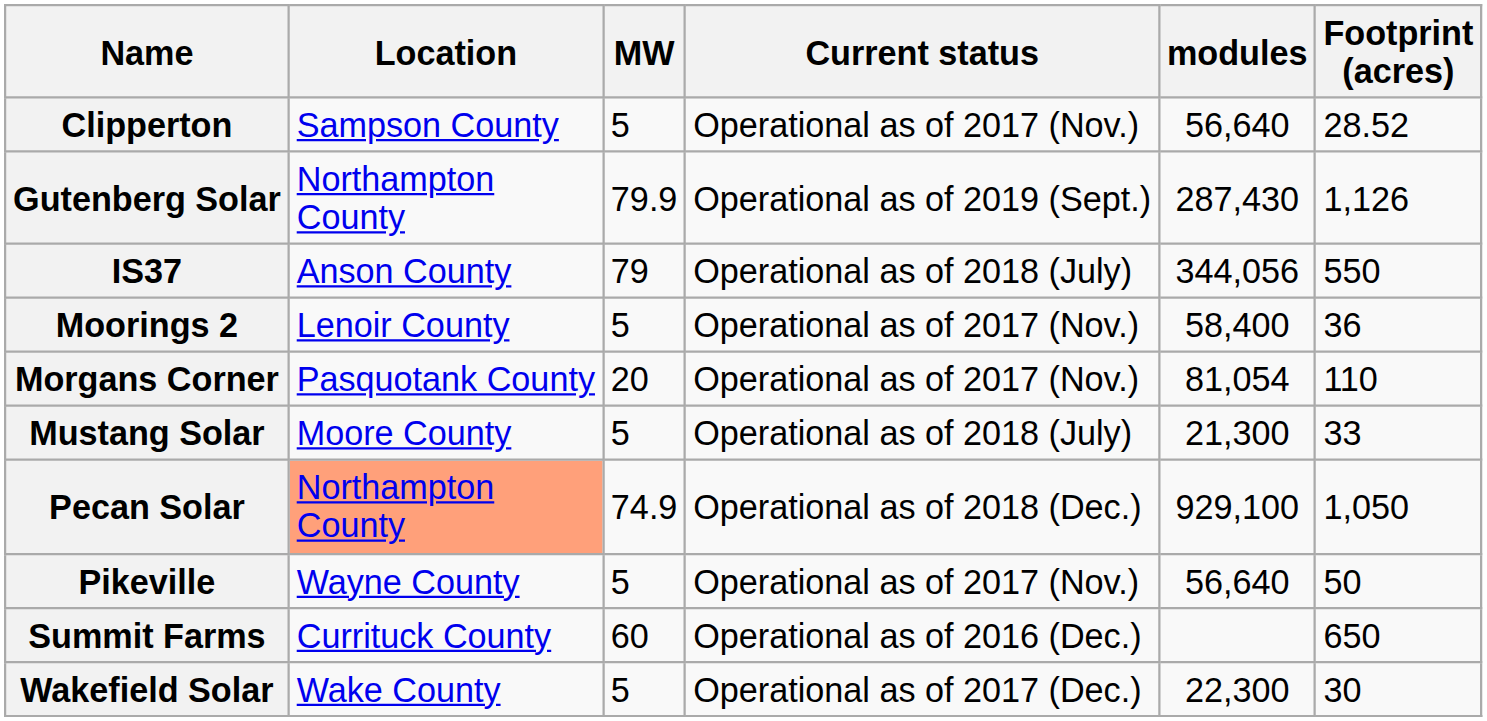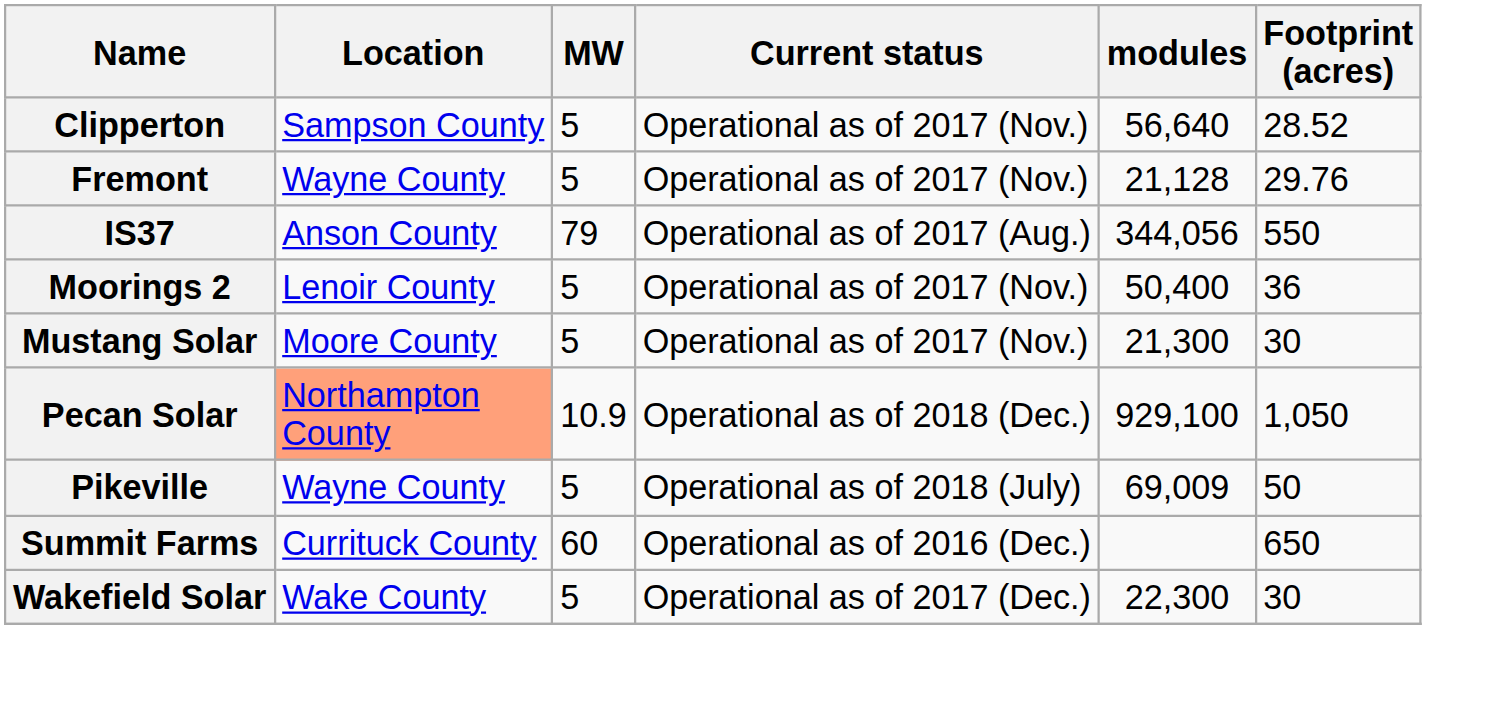+ row: (140, 179)
- row: (147, 198)
(913, 271) Operational as of 2018 (July) -> (867, 233) Operational as of 2017 (Aug.)
(1237, 325) 58,400 -> (1177, 287) 50,400
- row: (147, 380)
(913, 434) Operational as of 2018 (July) -> (866, 341) Operational as of 2017 (Nov.)
(1342, 434) 33 -> (1282, 341) 30
(644, 507) 74.9 -> (594, 415) 10.9
(916, 580) Operational as of 2017 (Nov.) -> (862, 488) Operational as of 2018 (July)
(1237, 580) 56,640 -> (1177, 488) 69,009
